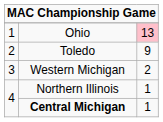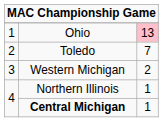(148, 51) 9 -> (148, 51) 7
